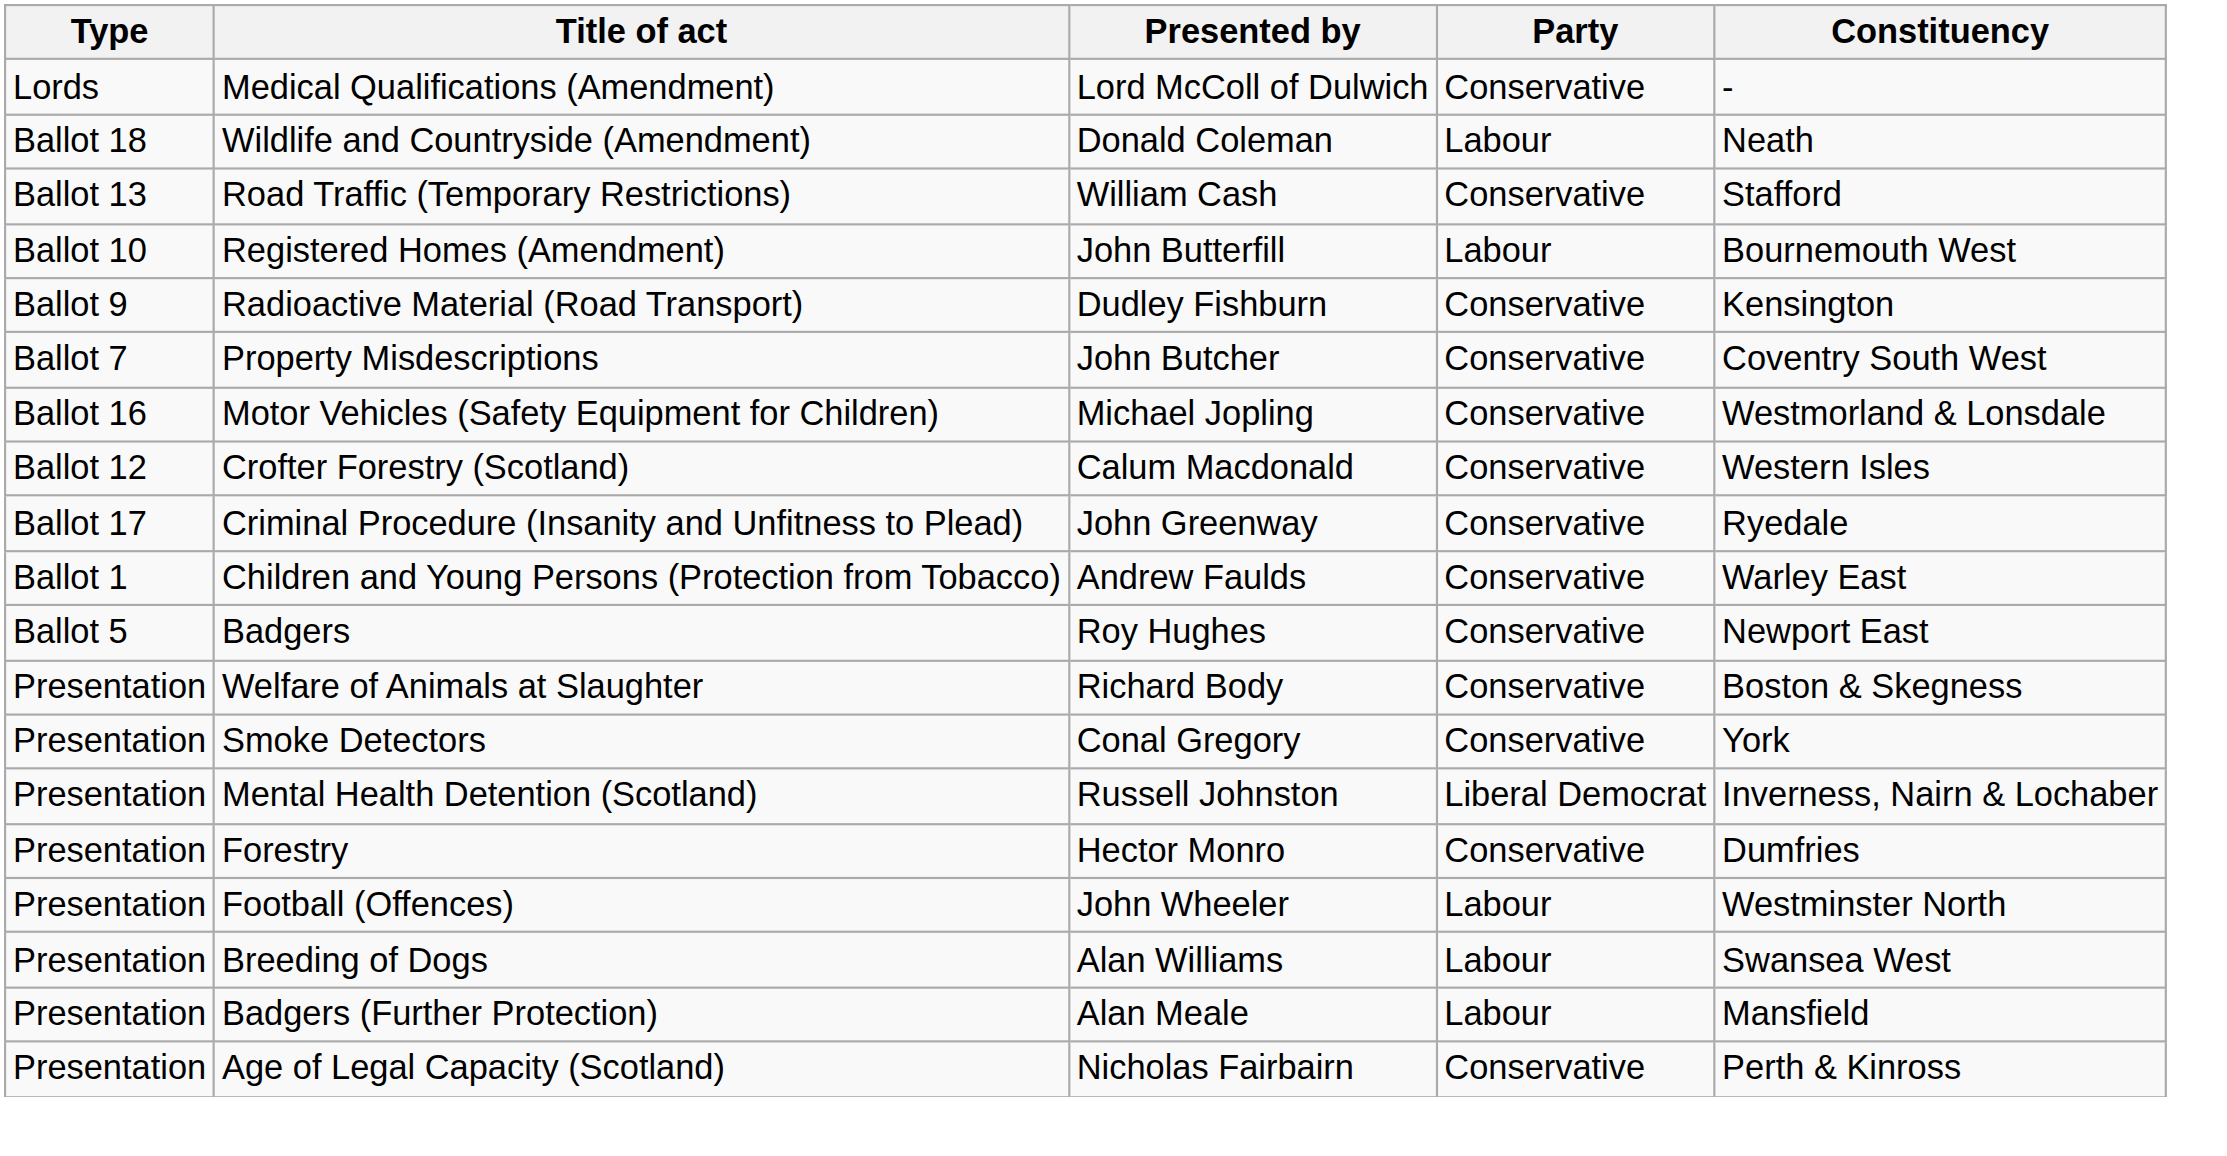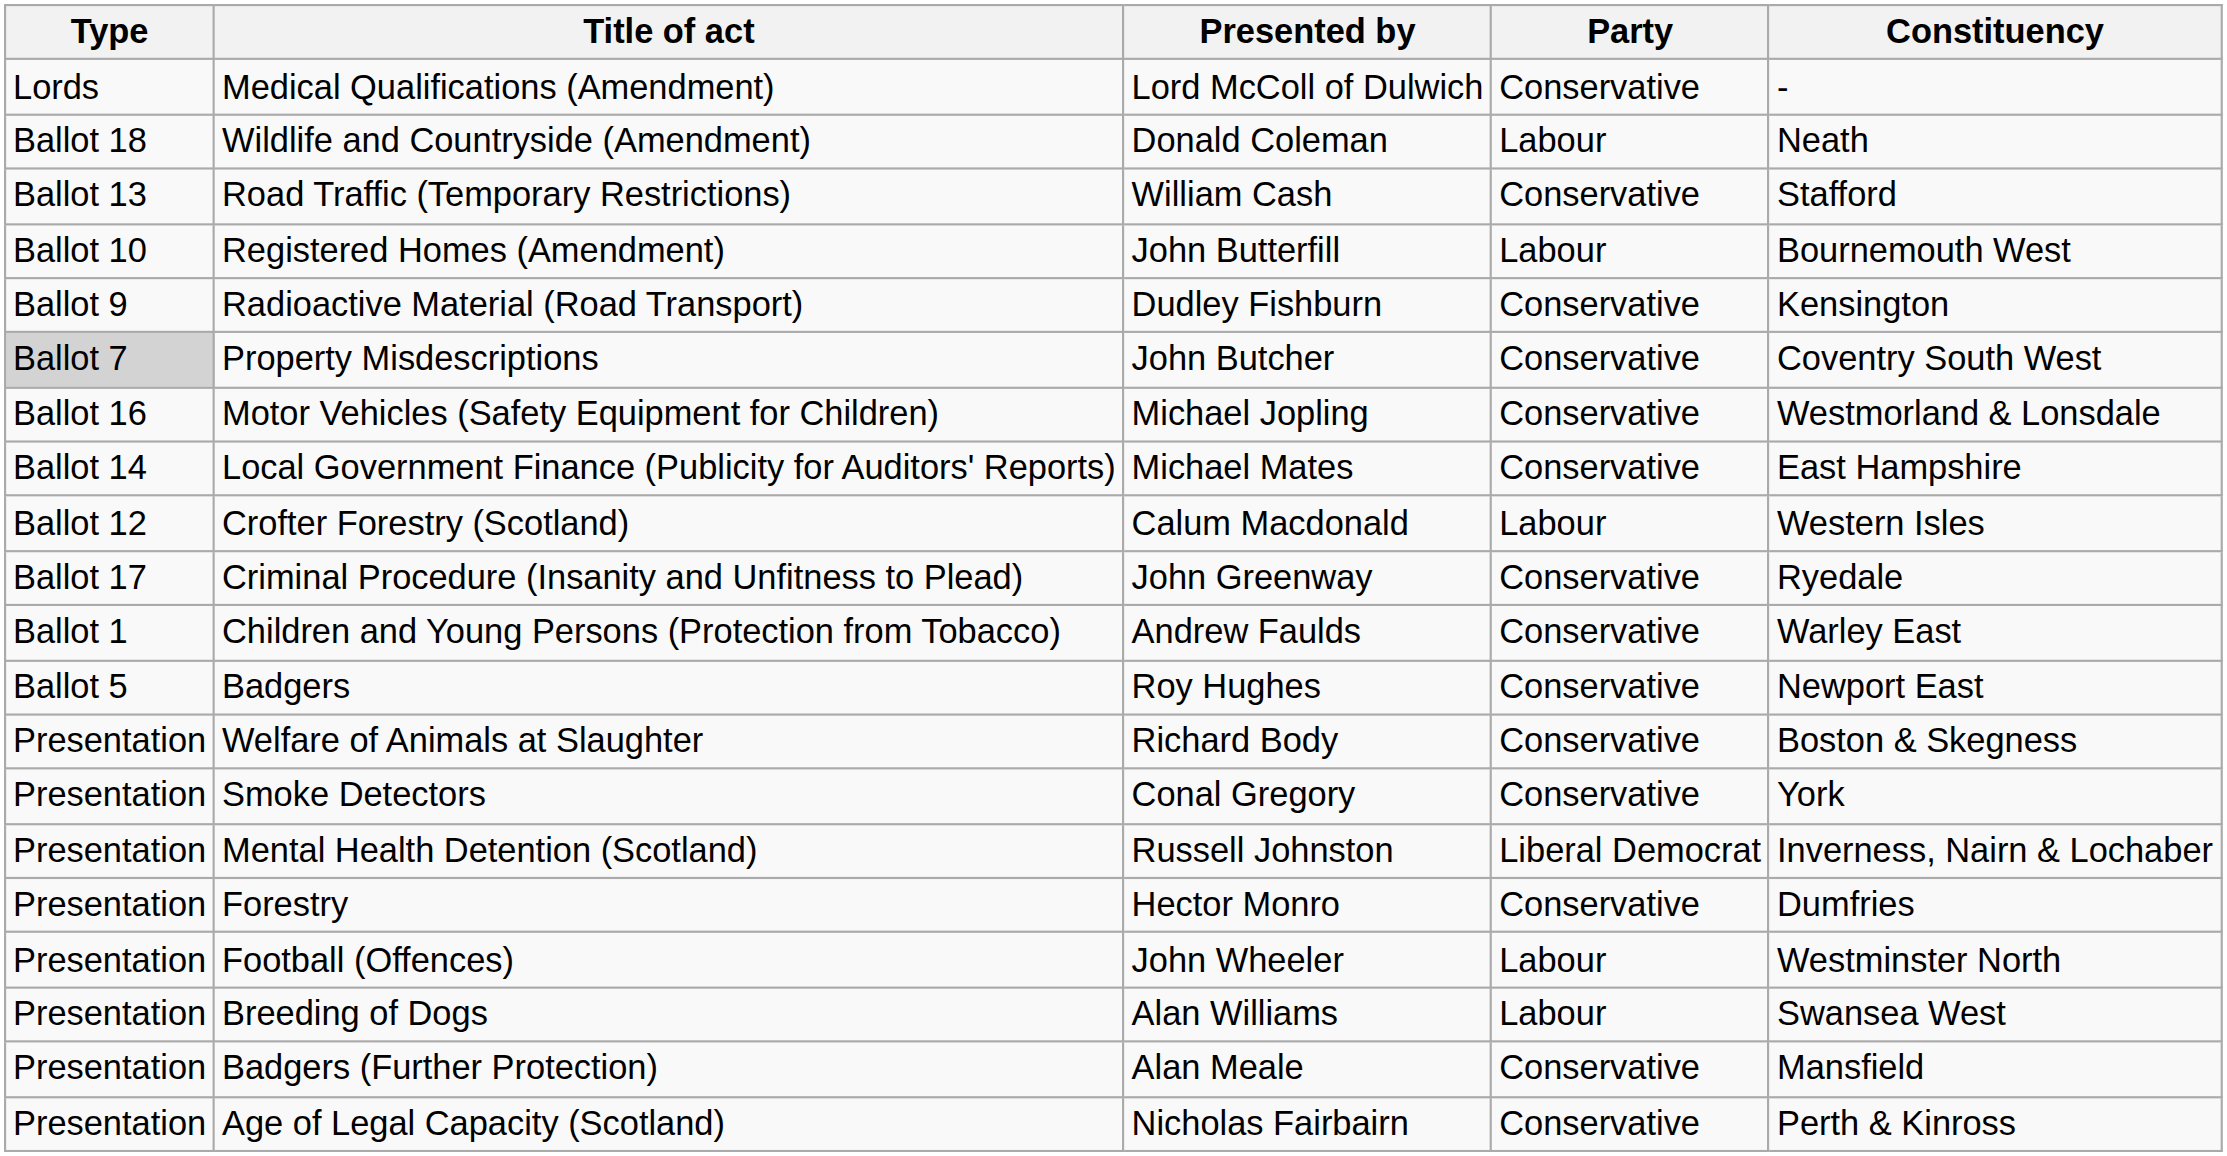(70, 359) no background -> (70, 359) lightgrey background
+ row: (669, 468)
(1545, 468) Conservative -> (1553, 522) Labour
(1498, 1013) Labour -> (1600, 1068) Conservative
